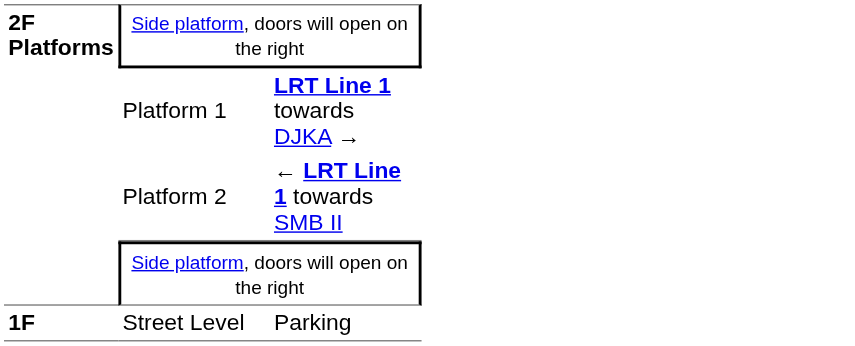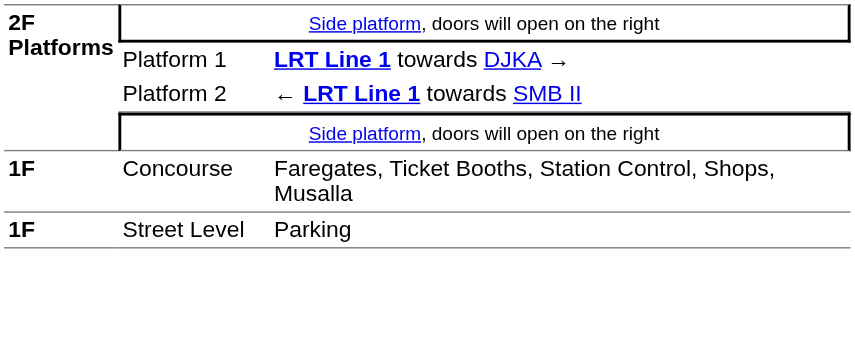+ row: (178, 168)
